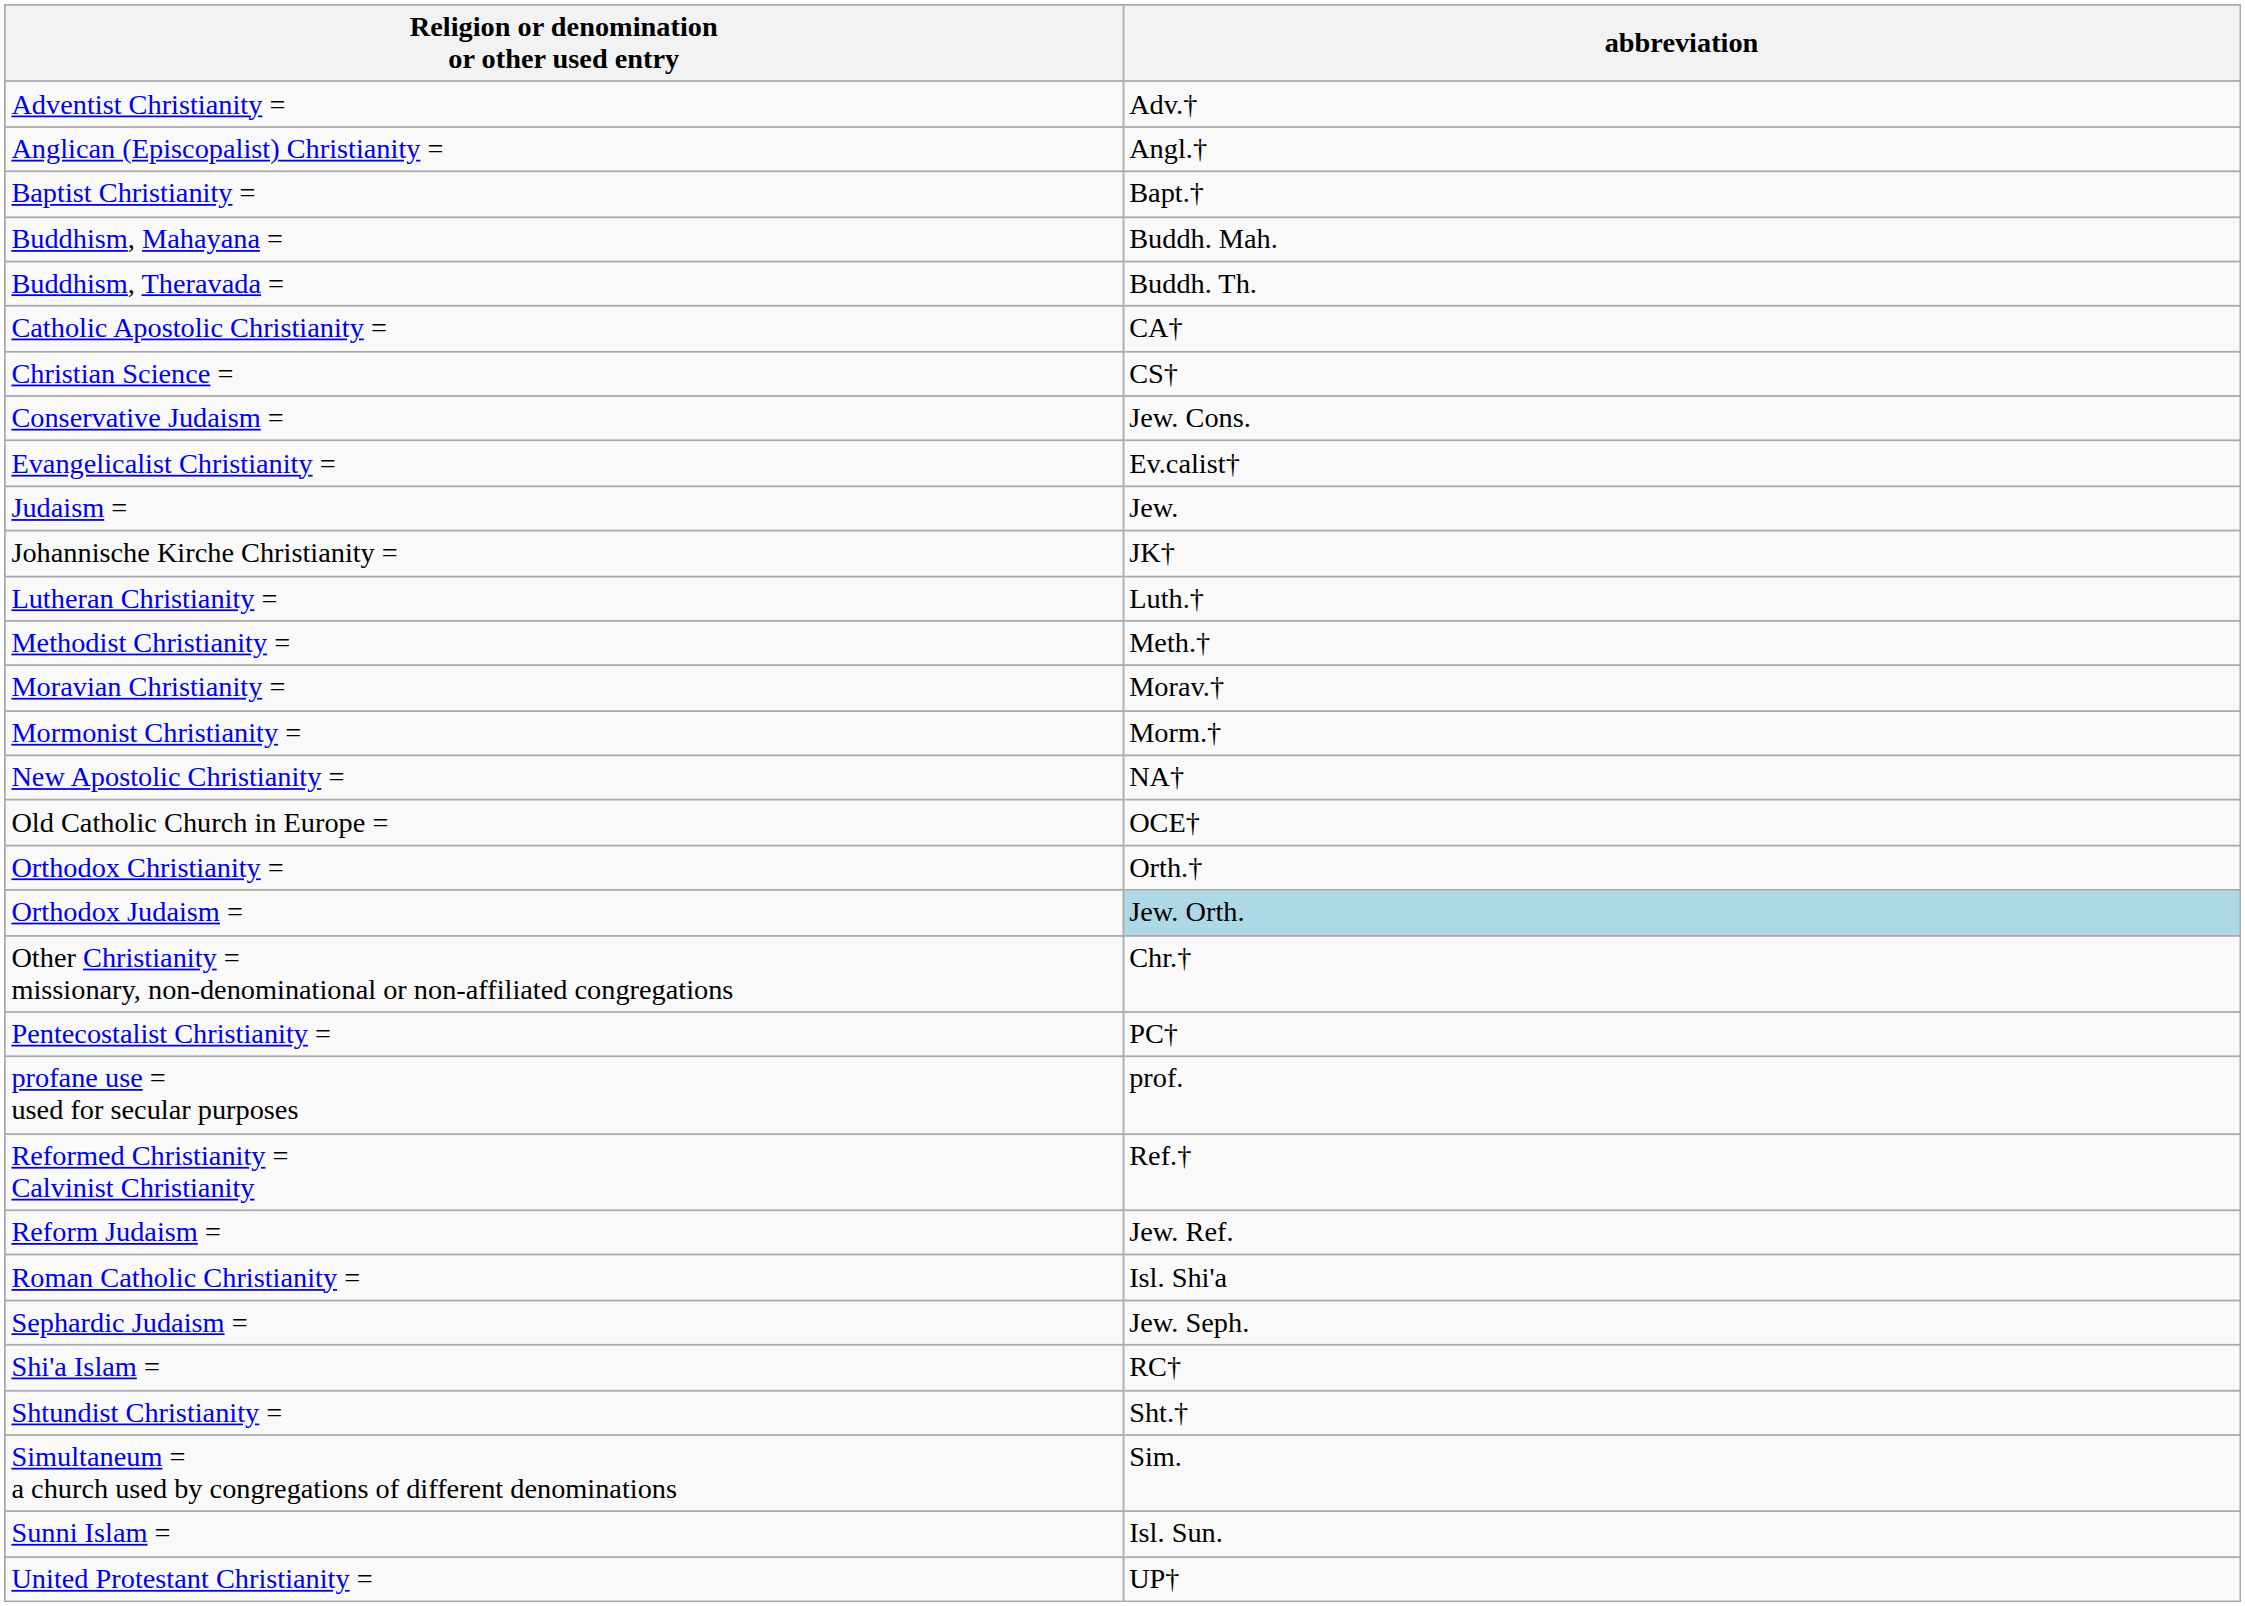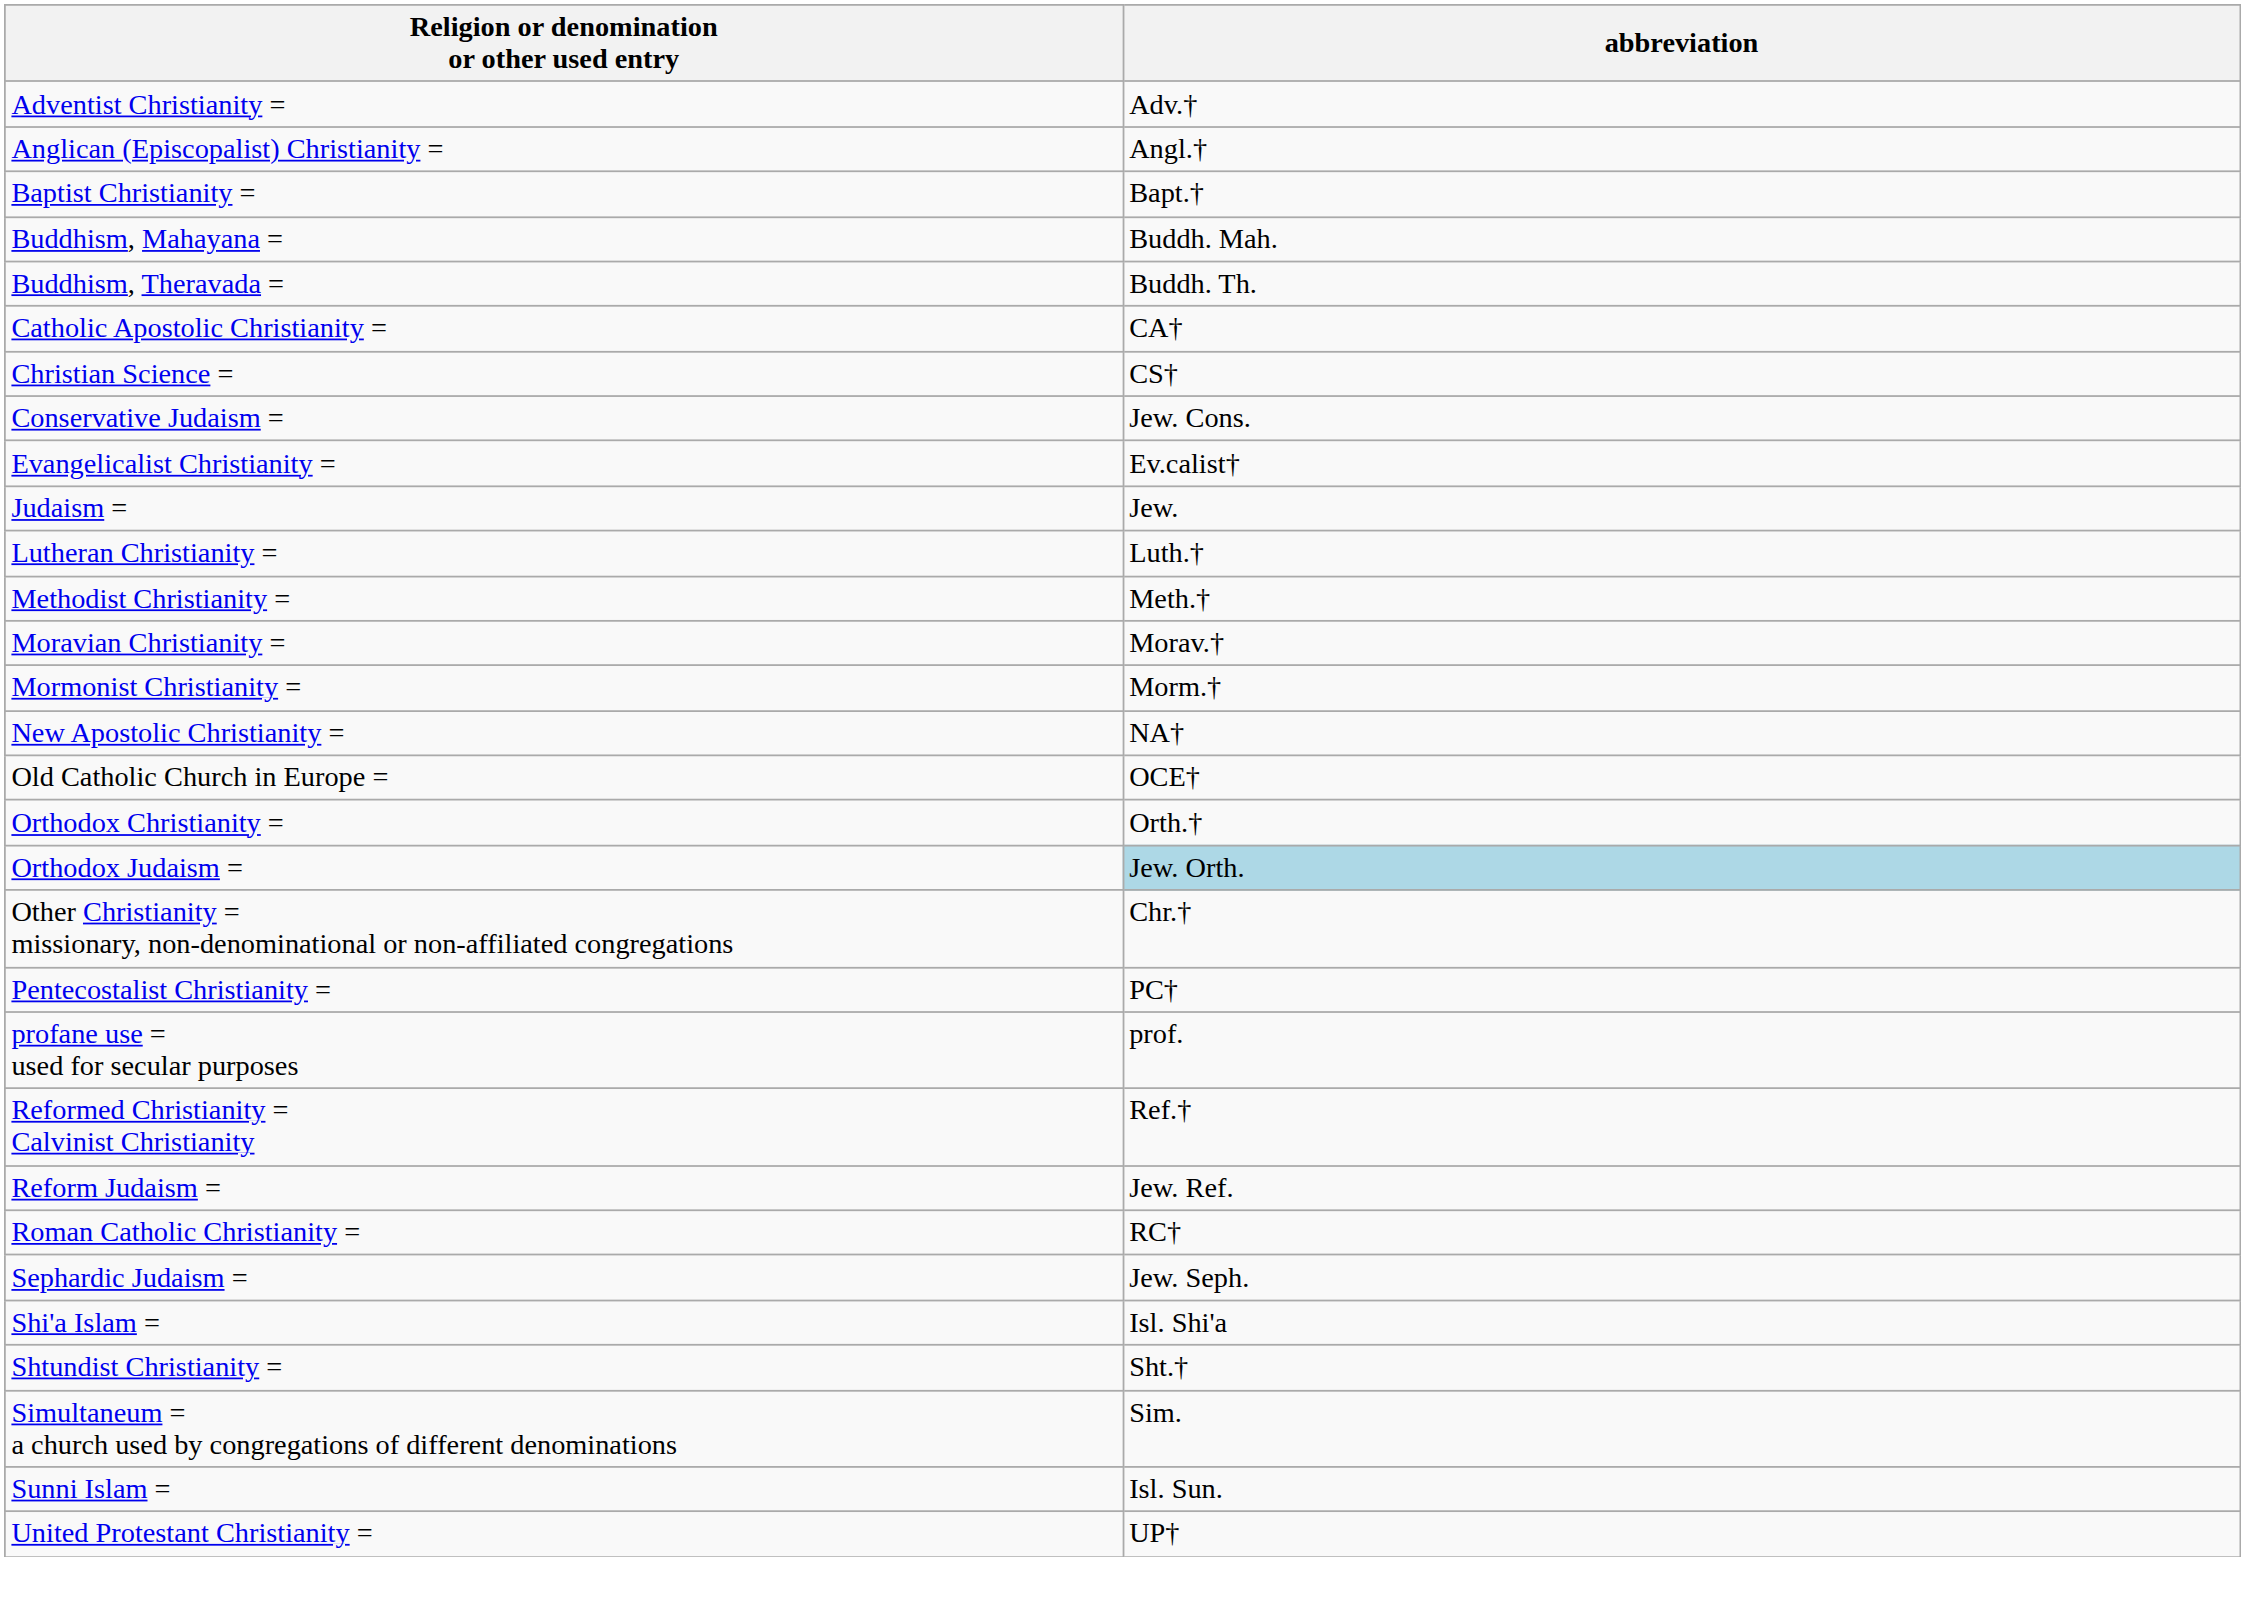- row: (205, 552)
(1178, 1277) Isl. Shi'a -> (1155, 1232) RC†
(1155, 1367) RC† -> (1178, 1322) Isl. Shi'a
